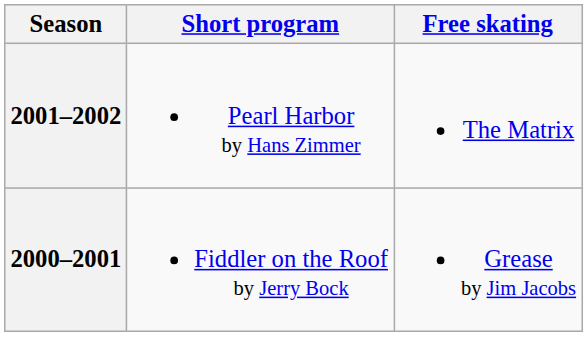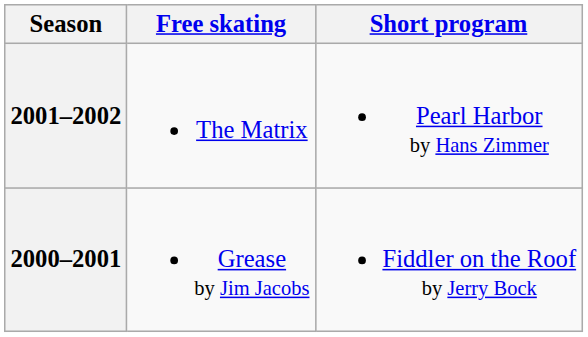columns swapped: (260, 24) <-> (488, 24)
